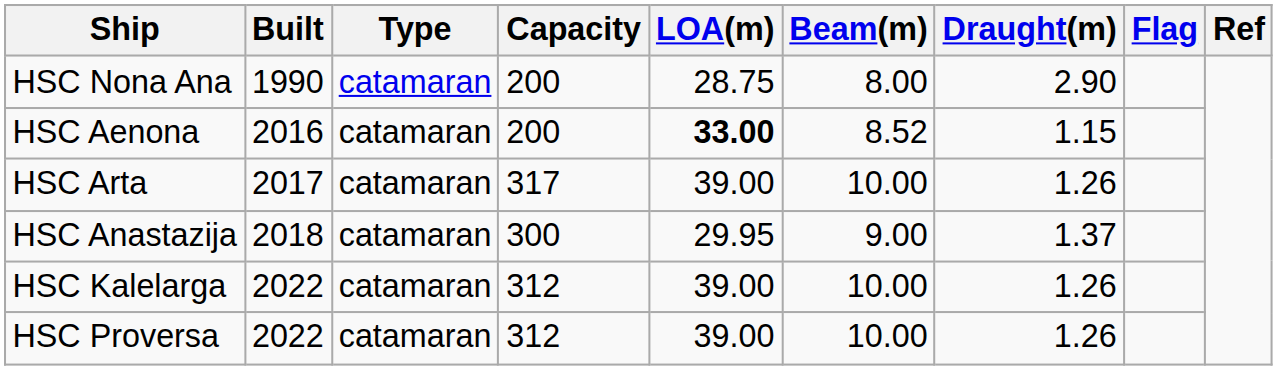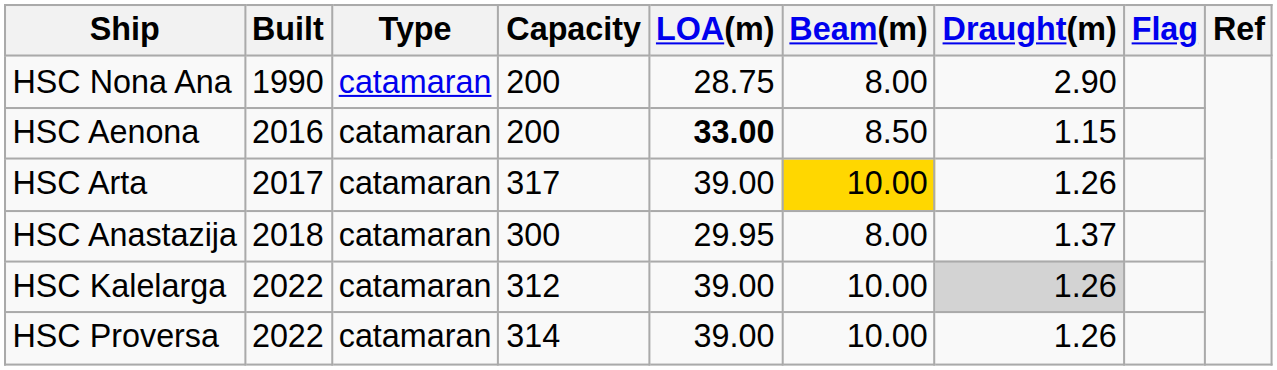(896, 132) 8.52 -> (896, 132) 8.50
(887, 183) no background -> (887, 183) gold background
(896, 235) 9.00 -> (896, 235) 8.00
(1085, 286) no background -> (1085, 286) lightgrey background
(533, 337) 312 -> (533, 337) 314
